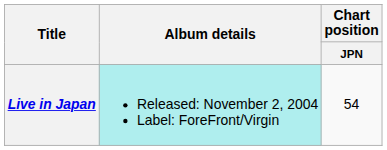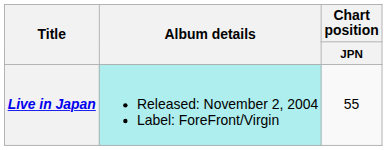(352, 104) 54 -> (352, 104) 55
